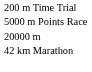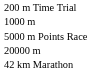+ row: (20, 22)
